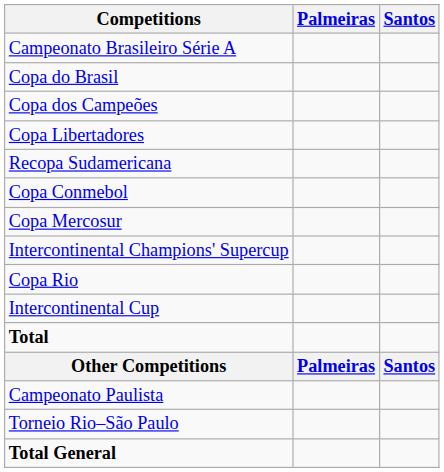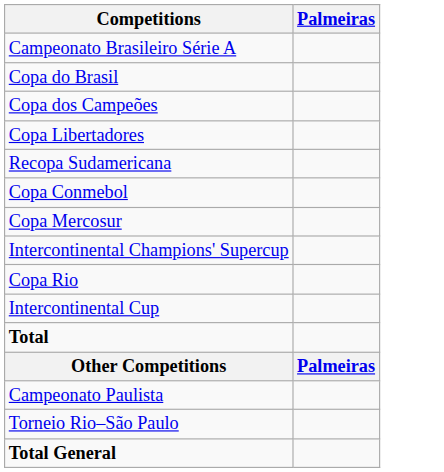- column: (409, 18)
